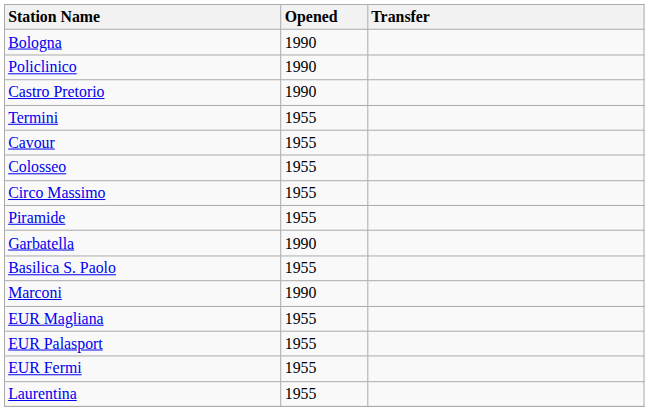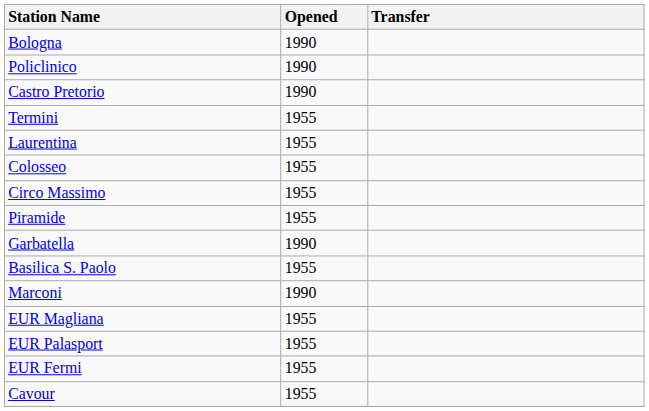rows swapped: (31, 142) <-> (42, 393)
